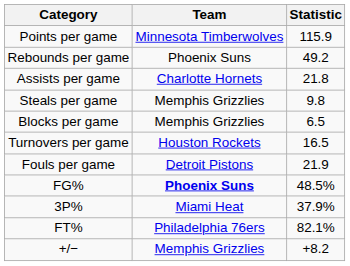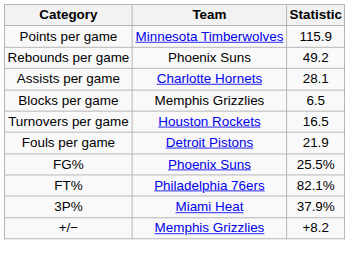(316, 79) 21.8 -> (316, 79) 28.1
- row: (68, 100)
(209, 185) bold -> (209, 164) normal
(316, 185) 48.5% -> (316, 164) 25.5%
rows swapped: (68, 228) <-> (68, 206)
